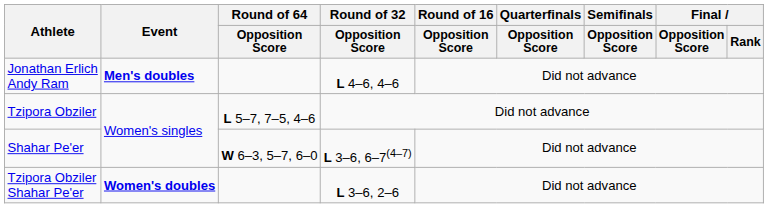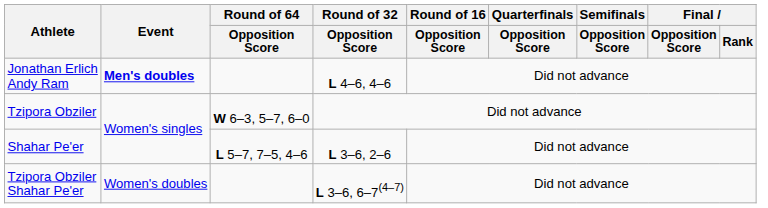(269, 119) L 5–7, 7–5, 4–6 -> (262, 119) W 6–3, 5–7, 6–0
(269, 156) W 6–3, 5–7, 6–0 -> (262, 154) L 5–7, 7–5, 4–6
(368, 156) L 3–6, 6–7(4–7) -> (360, 154) L 3–6, 2–6
(160, 186) bold -> (156, 184) normal
(368, 193) L 3–6, 2–6 -> (360, 191) L 3–6, 6–7(4–7)
